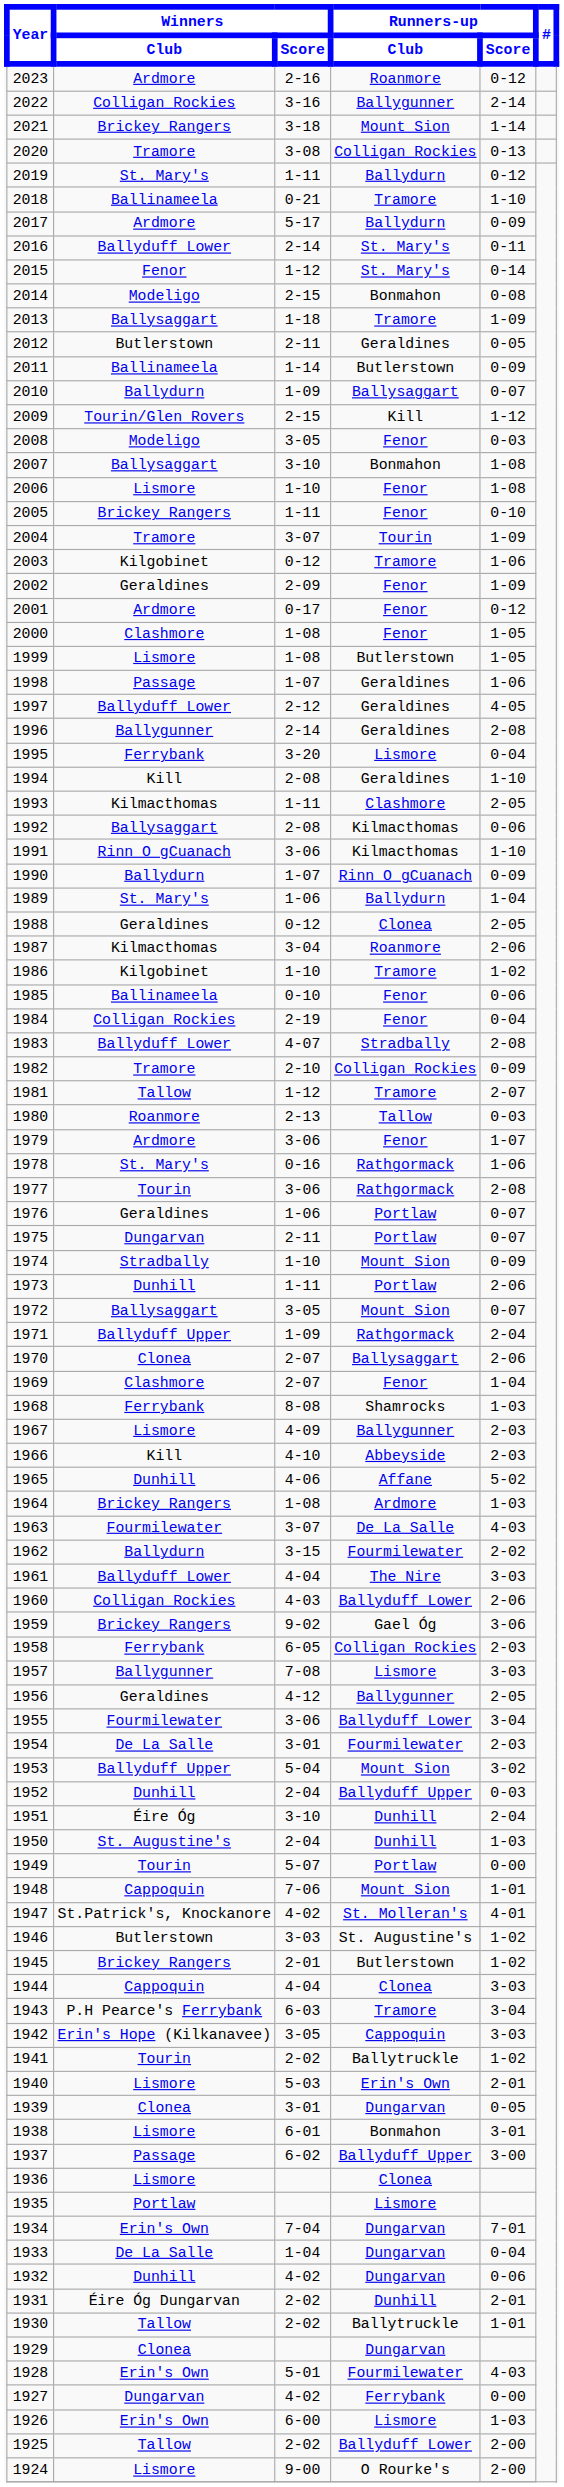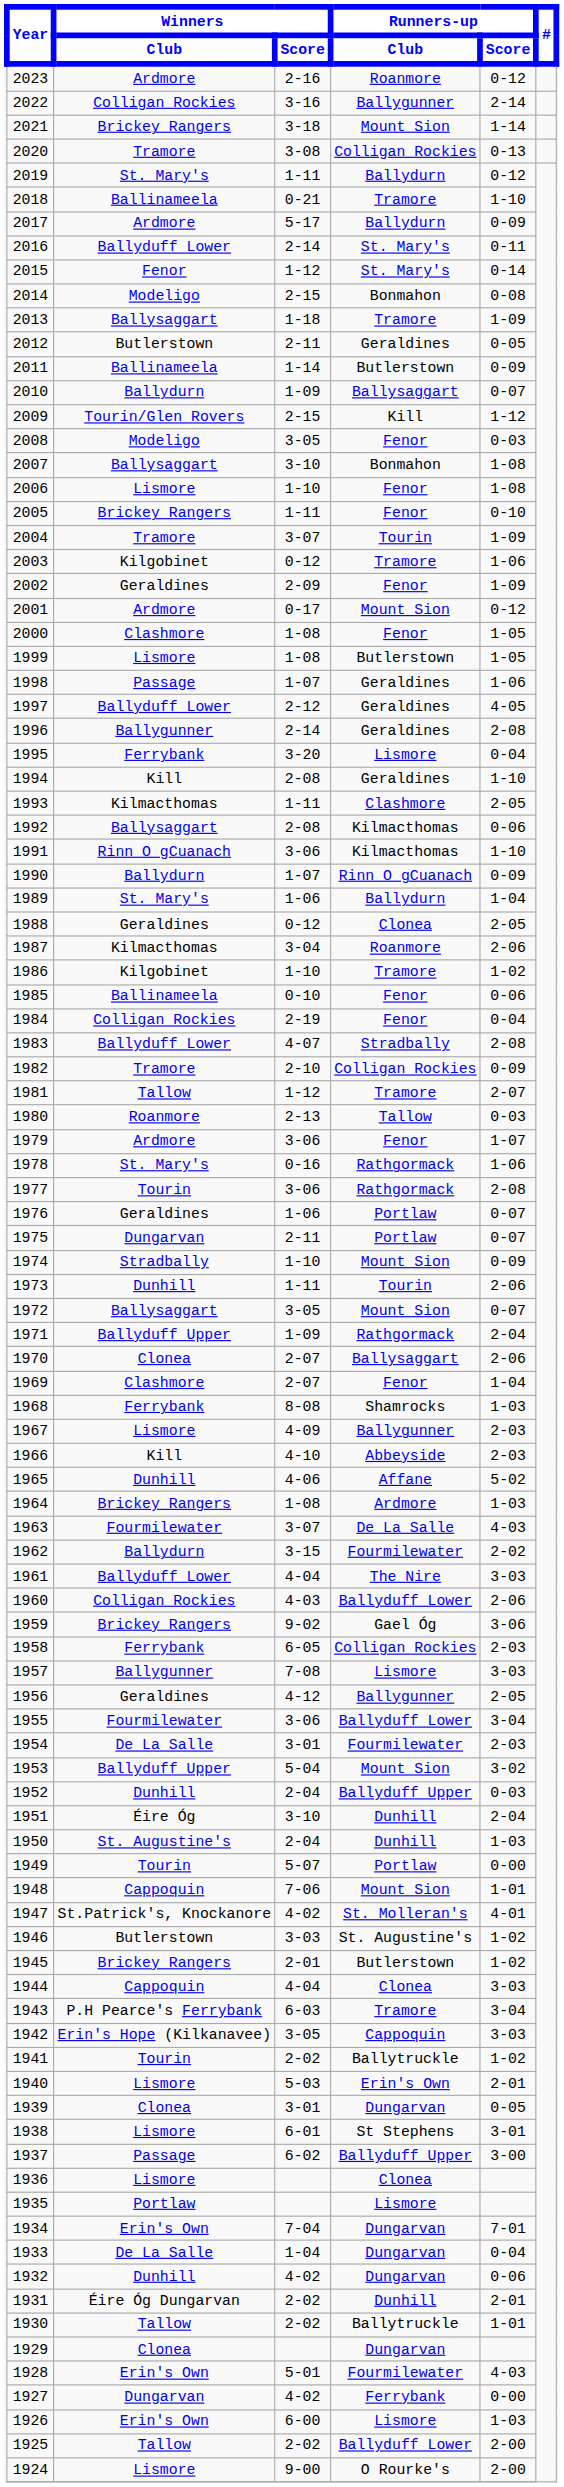(405, 610) Fenor -> (405, 610) Mount Sion
(405, 1286) Portlaw -> (405, 1286) Tourin
(405, 2132) Bonmahon -> (405, 2132) St Stephens
